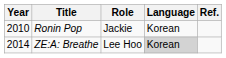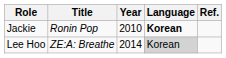columns swapped: (18, 12) <-> (123, 12)
(163, 28) normal -> (164, 28) bold
